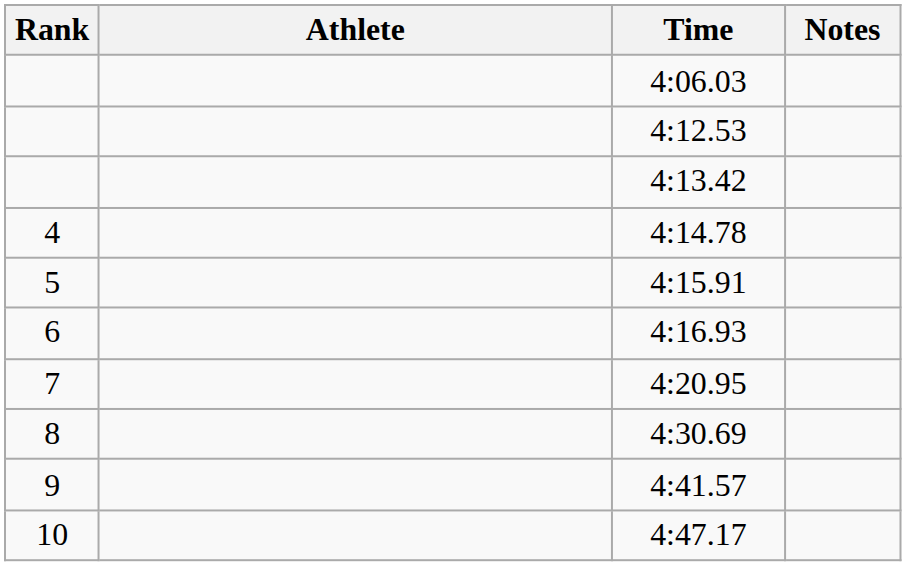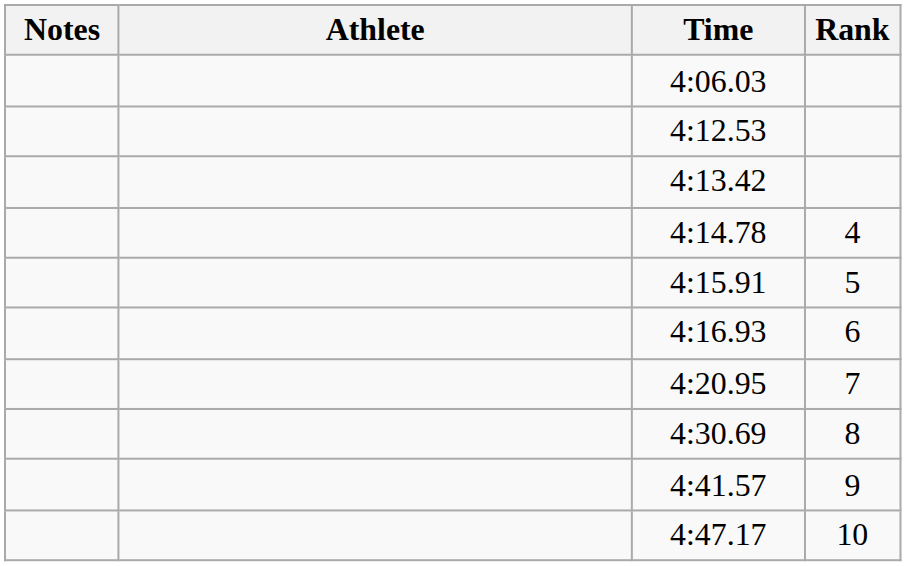columns swapped: (52, 29) <-> (842, 29)
